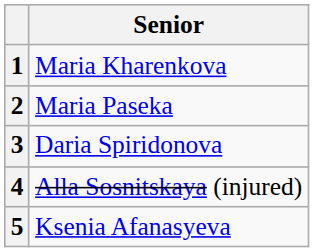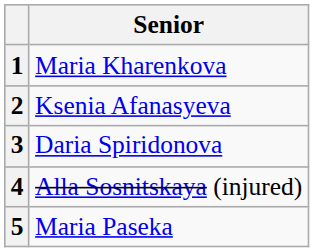(104, 105) Maria Paseka -> (133, 105) Ksenia Afanasyeva
(133, 226) Ksenia Afanasyeva -> (104, 226) Maria Paseka
